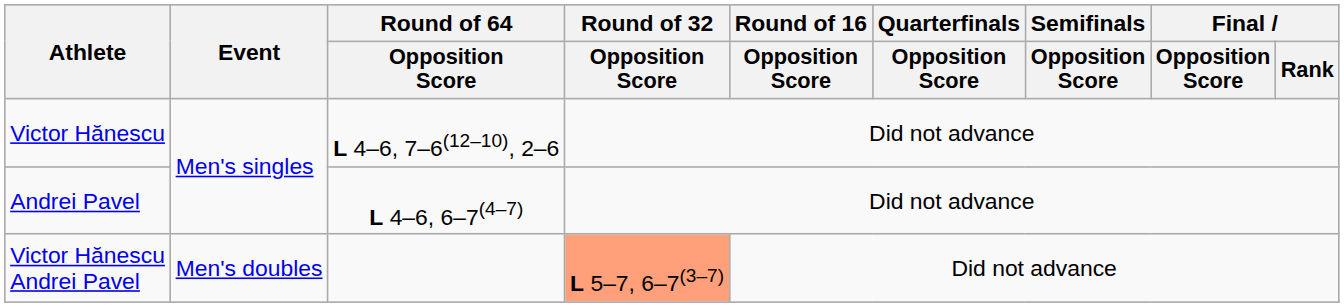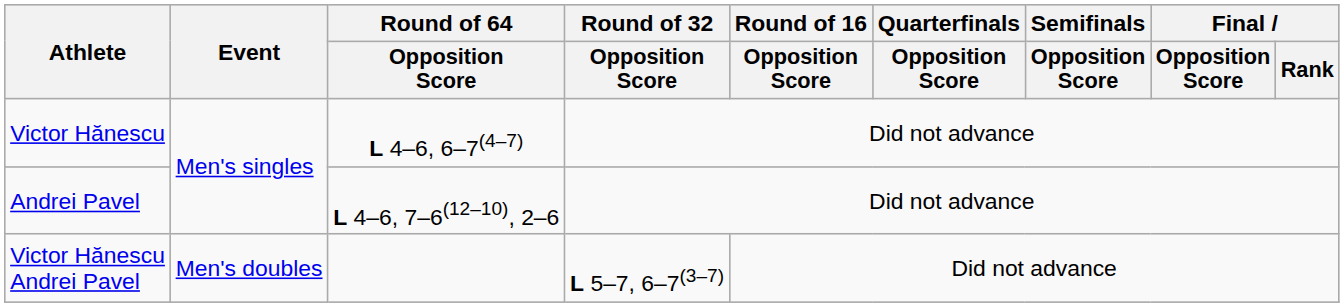(446, 146) L 4–6, 7–6(12–10), 2–6 -> (446, 146) L 4–6, 6–7(4–7)
(446, 214) L 4–6, 6–7(4–7) -> (446, 214) L 4–6, 7–6(12–10), 2–6
(647, 281) lightsalmon background -> (647, 281) no background
